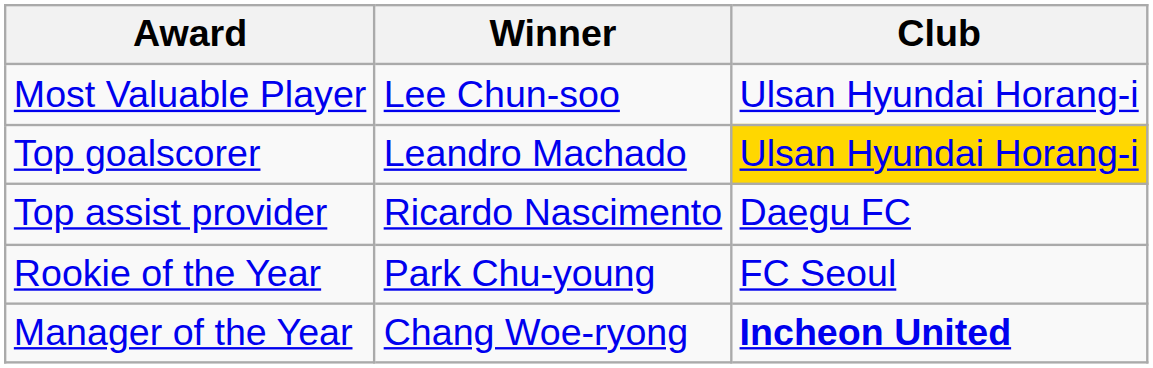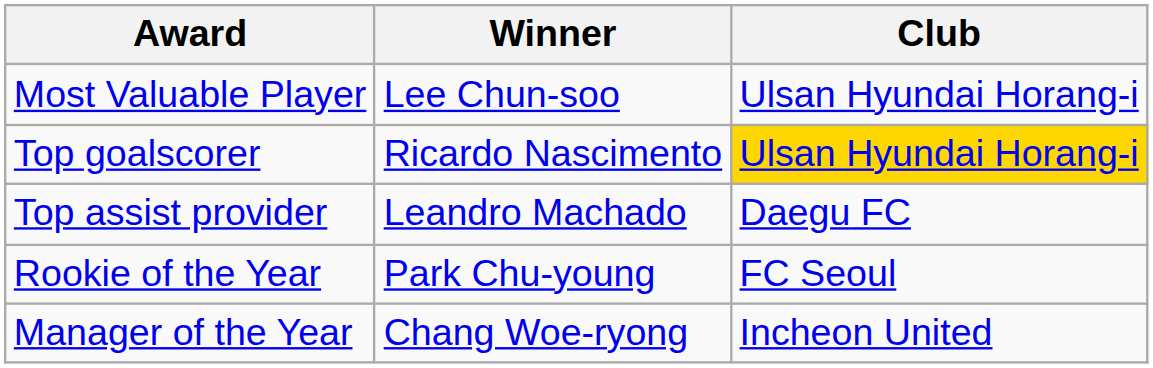(535, 153) Leandro Machado -> (553, 153) Ricardo Nascimento
(553, 213) Ricardo Nascimento -> (535, 213) Leandro Machado
(875, 332) bold -> (866, 332) normal
